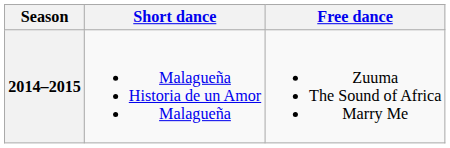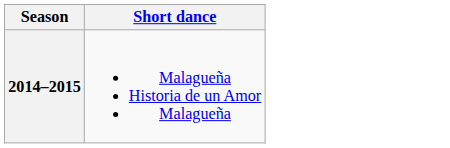- column: (355, 17)
